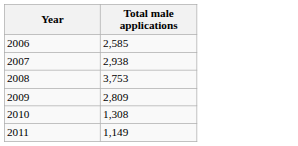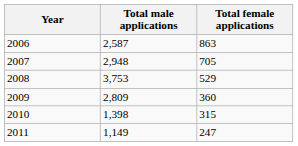+ column: (245, 19)
(116, 43) 2,585 -> (116, 43) 2,587
(116, 61) 2,938 -> (116, 61) 2,948
(116, 114) 1,308 -> (116, 114) 1,398
